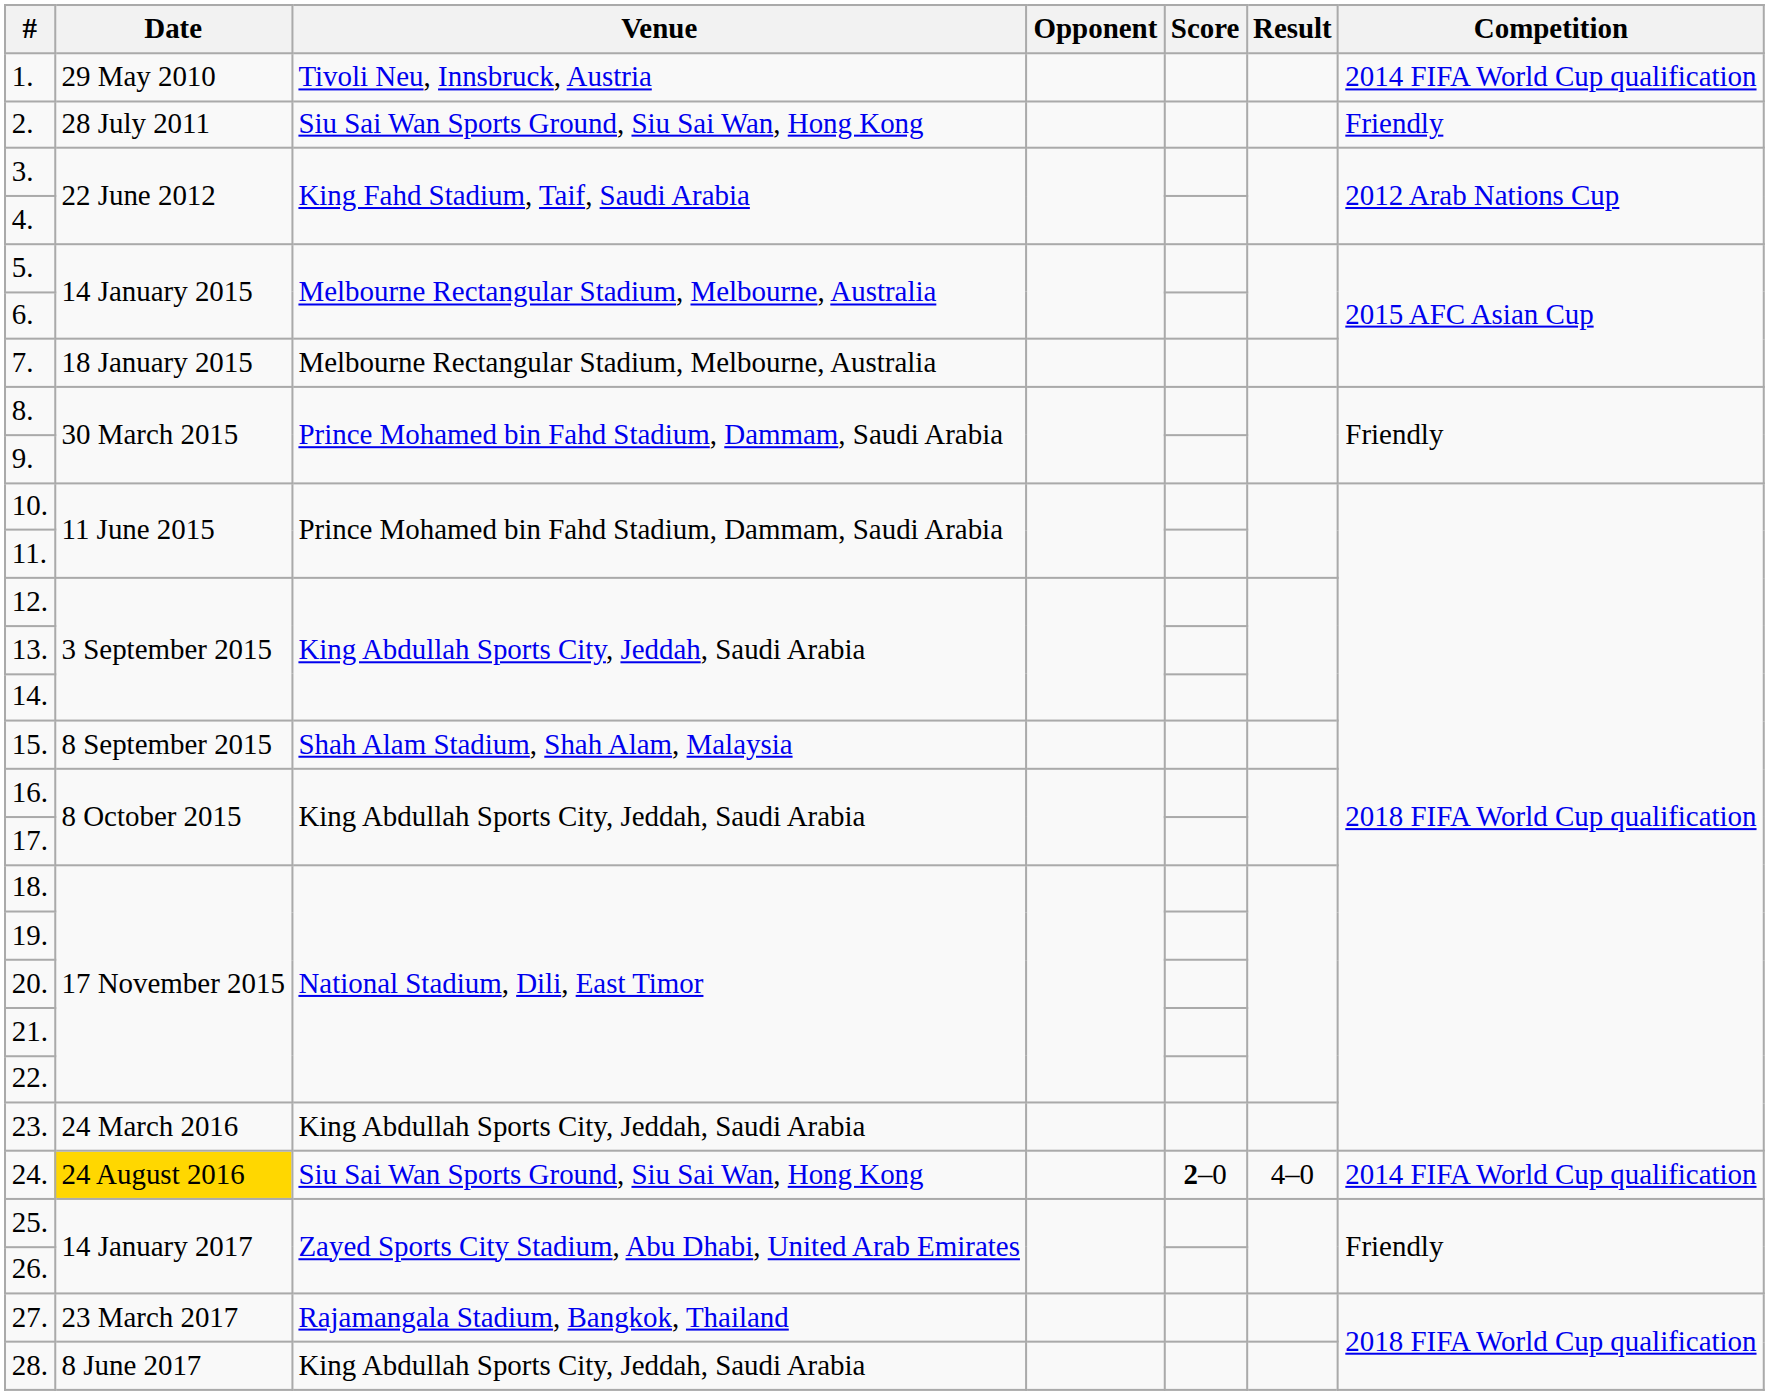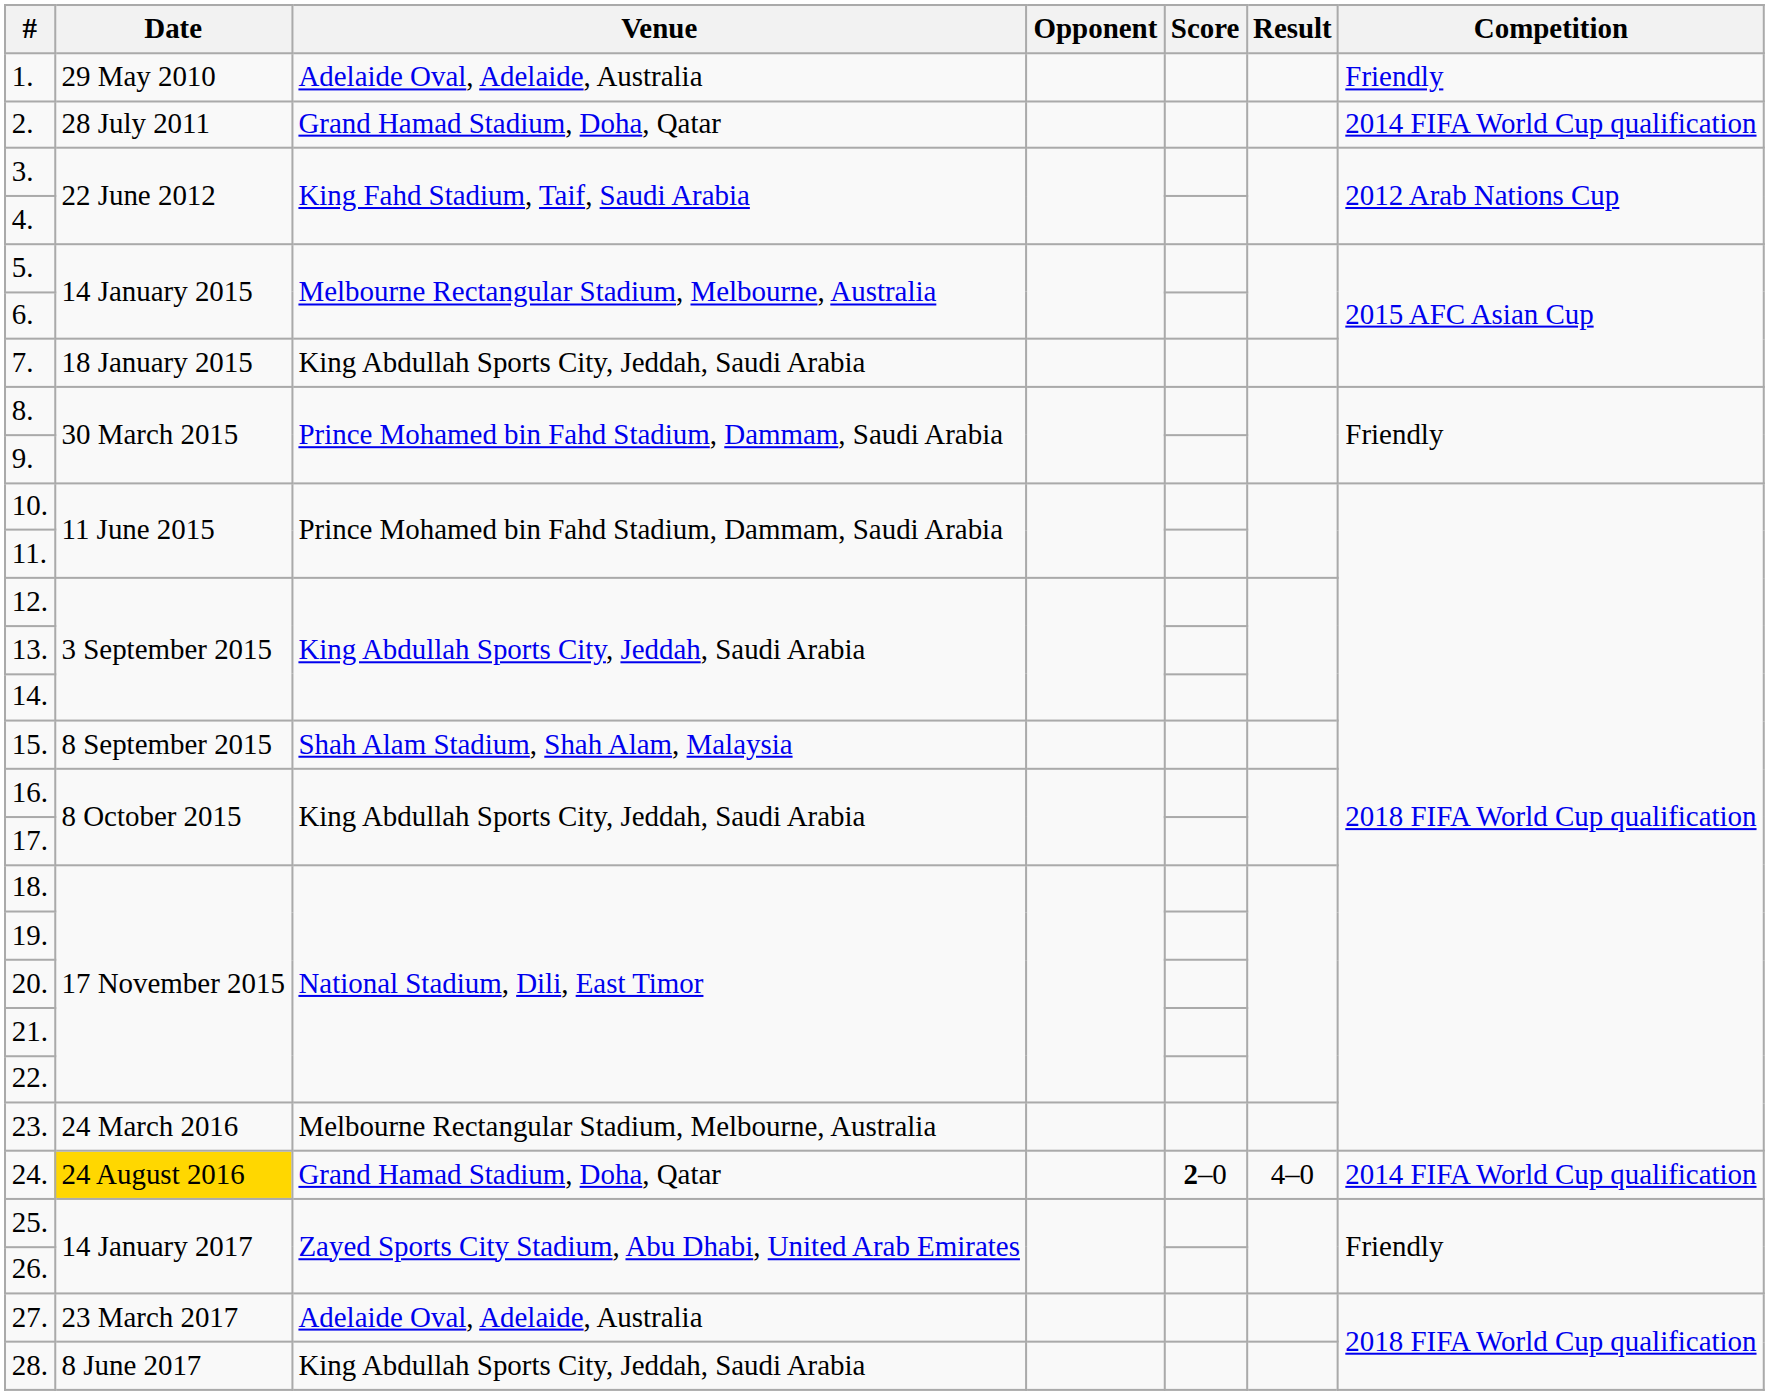(475, 76) Tivoli Neu, Innsbruck, Austria -> (500, 76) Adelaide Oval, Adelaide, Australia
(1551, 76) 2014 FIFA World Cup qualification -> (1394, 76) Friendly
(611, 124) Siu Sai Wan Sports Ground, Siu Sai Wan, Hong Kong -> (510, 124) Grand Hamad Stadium, Doha, Qatar
(1394, 124) Friendly -> (1551, 124) 2014 FIFA World Cup qualification
(617, 362) Melbourne Rectangular Stadium, Melbourne, Australia -> (582, 362) King Abdullah Sports City, Jeddah, Saudi Arabia
(582, 1126) King Abdullah Sports City, Jeddah, Saudi Arabia -> (617, 1126) Melbourne Rectangular Stadium, Melbourne, Australia
(611, 1174) Siu Sai Wan Sports Ground, Siu Sai Wan, Hong Kong -> (510, 1174) Grand Hamad Stadium, Doha, Qatar
(544, 1317) Rajamangala Stadium, Bangkok, Thailand -> (500, 1317) Adelaide Oval, Adelaide, Australia
